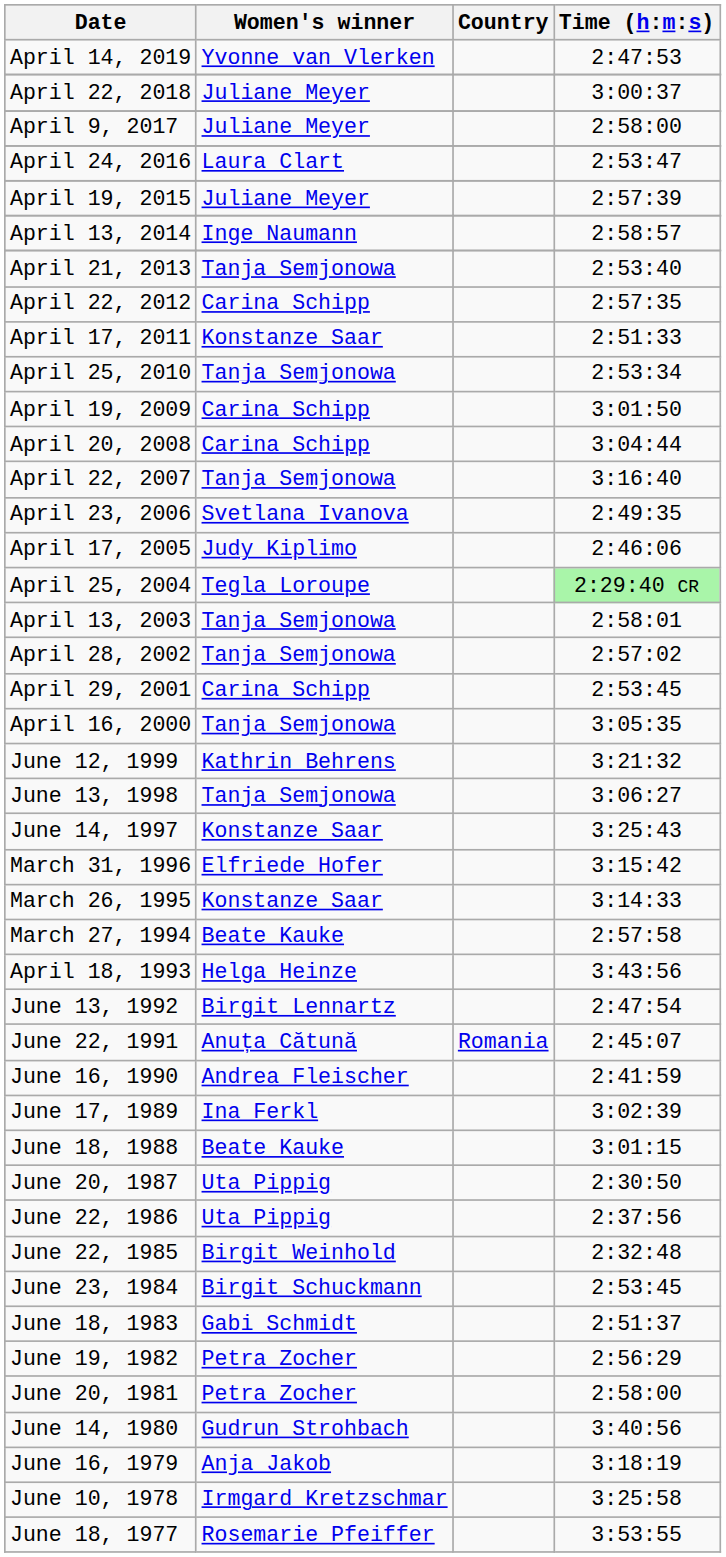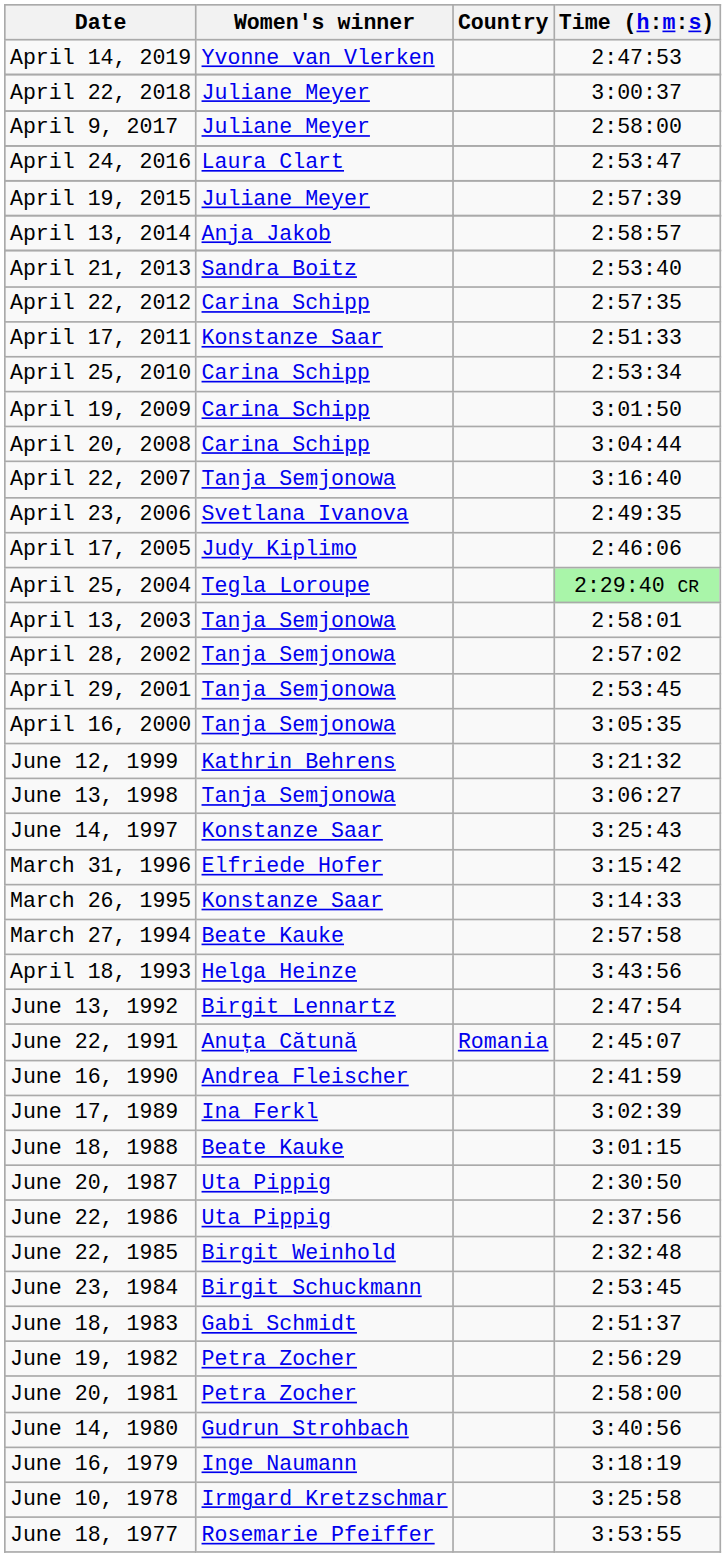(279, 233) Inge Naumann -> (266, 233) Anja Jakob
(299, 269) Tanja Semjonowa -> (279, 269) Sandra Boitz
(299, 374) Tanja Semjonowa -> (286, 374) Carina Schipp
(286, 691) Carina Schipp -> (299, 691) Tanja Semjonowa
(266, 1464) Anja Jakob -> (279, 1464) Inge Naumann
